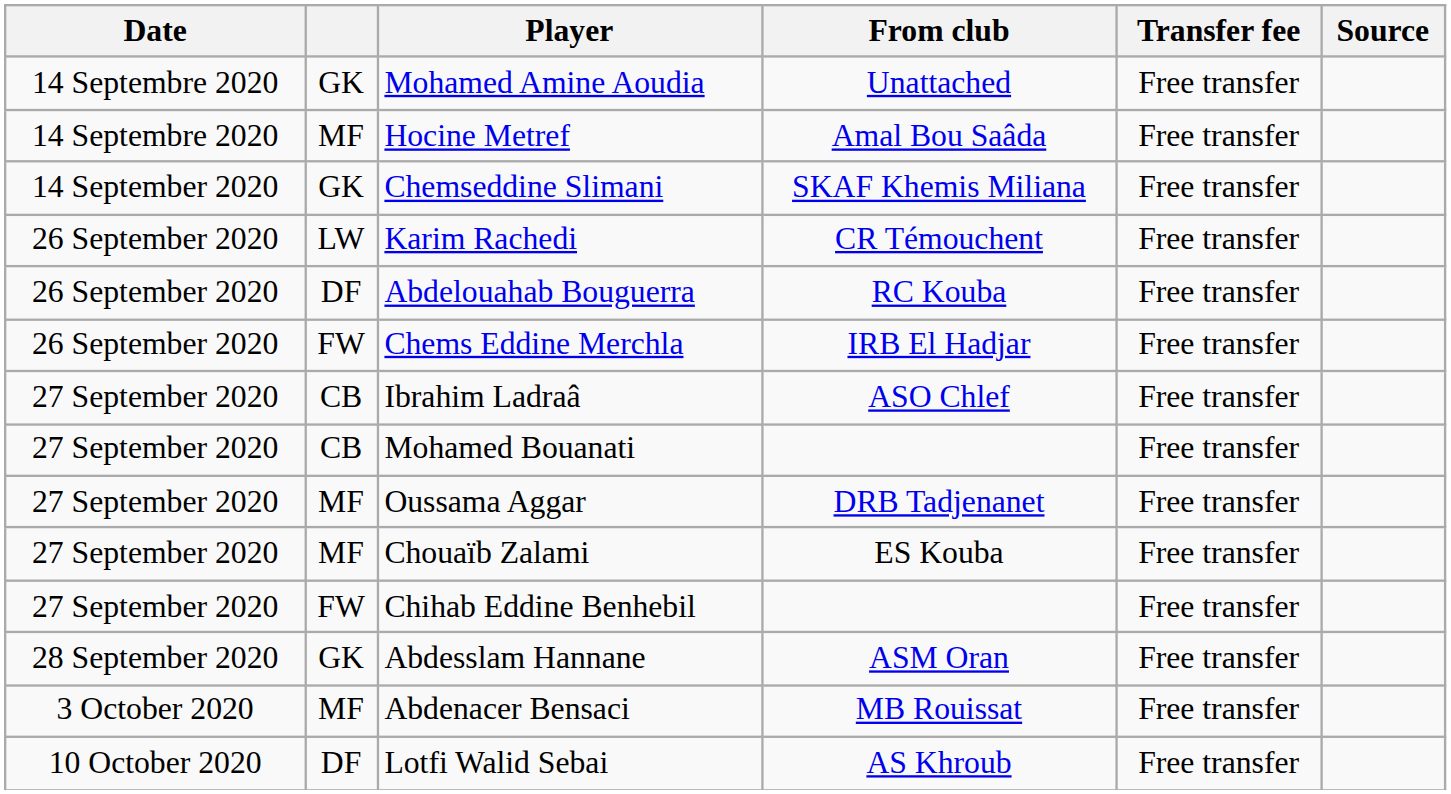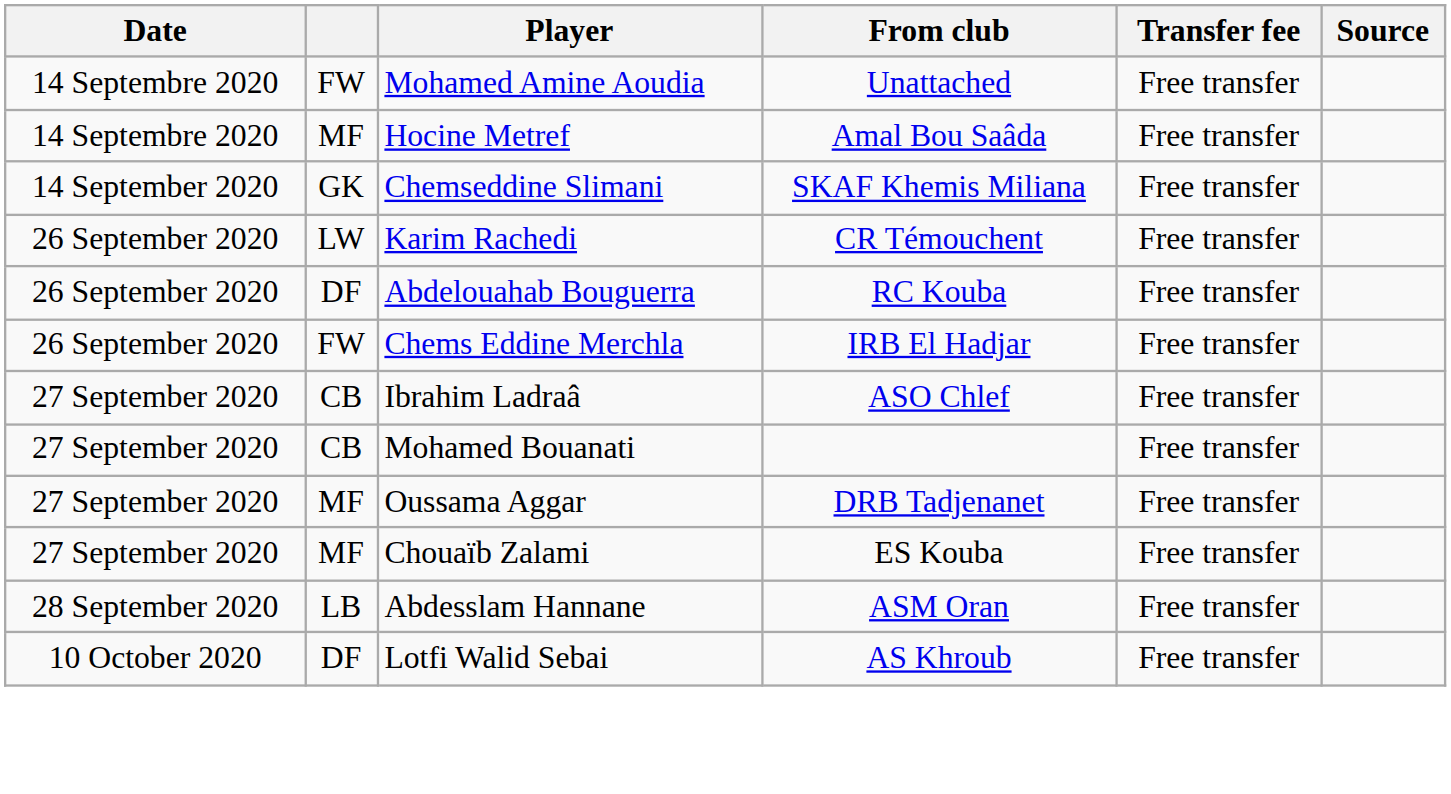(341, 82) GK -> (341, 82) FW
- row: (540, 605)
(341, 657) GK -> (341, 605) LB
- row: (507, 709)
